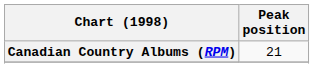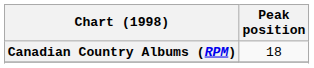(274, 52) 21 -> (274, 52) 18
